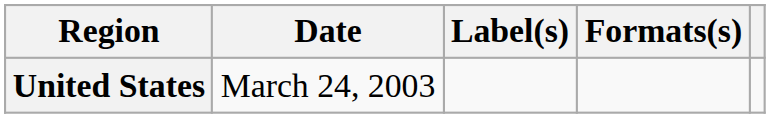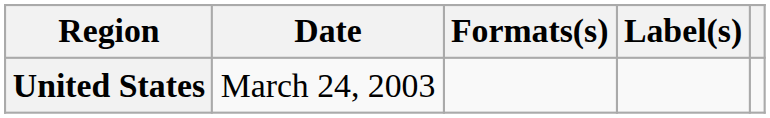columns swapped: (663, 31) <-> (510, 31)
